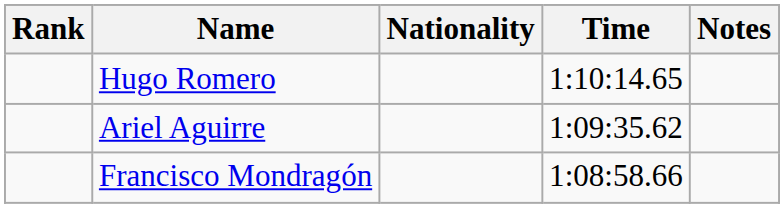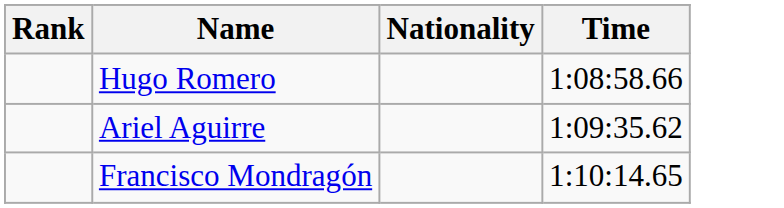- column: (734, 29)
(616, 78) 1:10:14.65 -> (616, 78) 1:08:58.66
(616, 176) 1:08:58.66 -> (616, 176) 1:10:14.65
